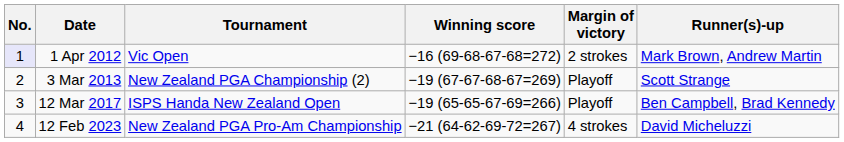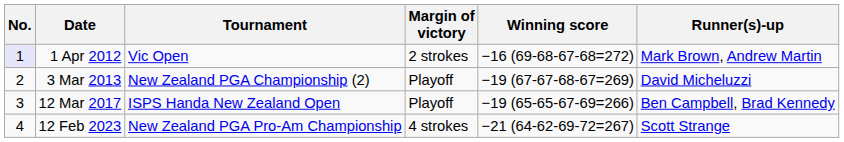columns swapped: (485, 25) <-> (601, 25)
(685, 80) Scott Strange -> (696, 80) David Micheluzzi
(696, 126) David Micheluzzi -> (685, 126) Scott Strange
